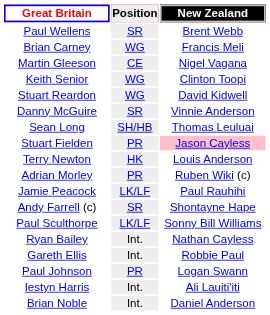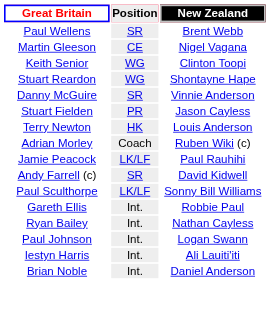- row: (57, 47)
(213, 95) David Kidwell -> (213, 79) Shontayne Hape
- row: (57, 127)
(213, 143) pink background -> (213, 111) no background
(135, 175) PR -> (135, 143) Coach
(213, 207) Shontayne Hape -> (213, 175) David Kidwell
rows swapped: (57, 255) <-> (57, 239)
(135, 271) PR -> (135, 239) Int.
